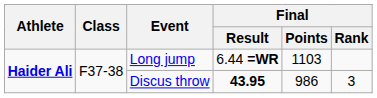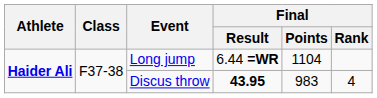(307, 60) 1103 -> (307, 60) 1104
(307, 82) 986 -> (307, 82) 983
(352, 82) 3 -> (352, 82) 4
